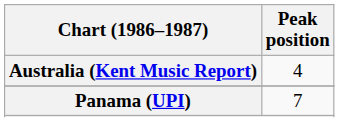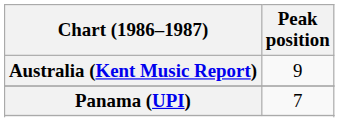(298, 70) 4 -> (298, 70) 9
